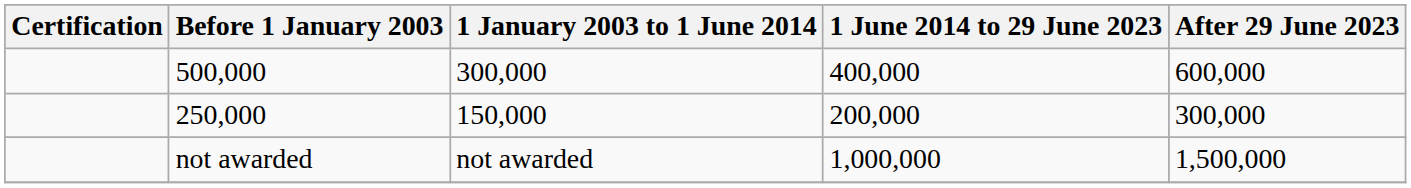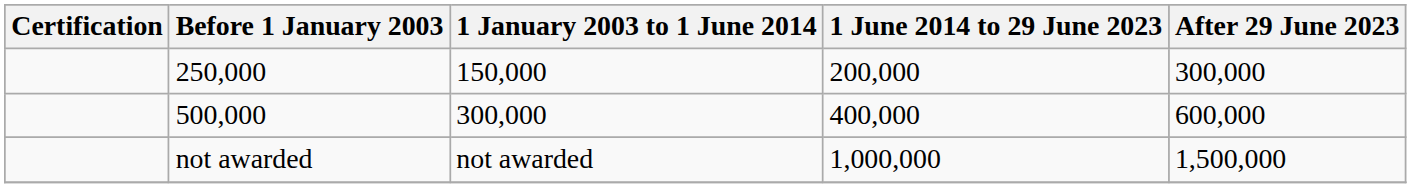rows swapped: (221, 114) <-> (221, 70)
